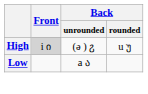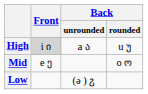(84, 46) (ə ) ჷ -> (84, 46) a ა
+ row: (18, 63)
(84, 63) a ა -> (84, 80) (ə ) ჷ
